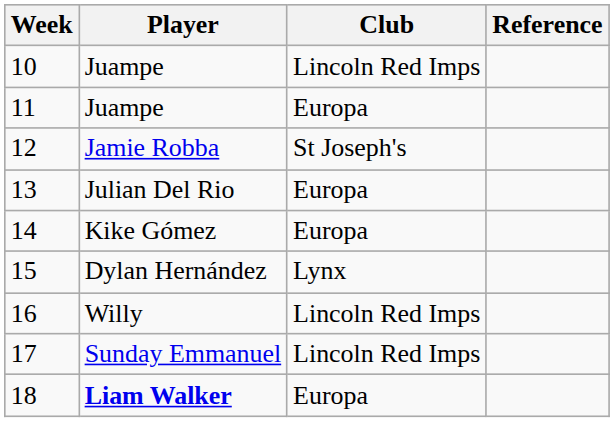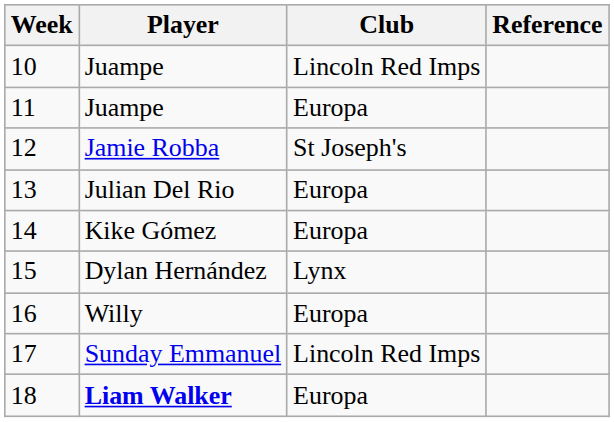(387, 312) Lincoln Red Imps -> (331, 312) Europa
